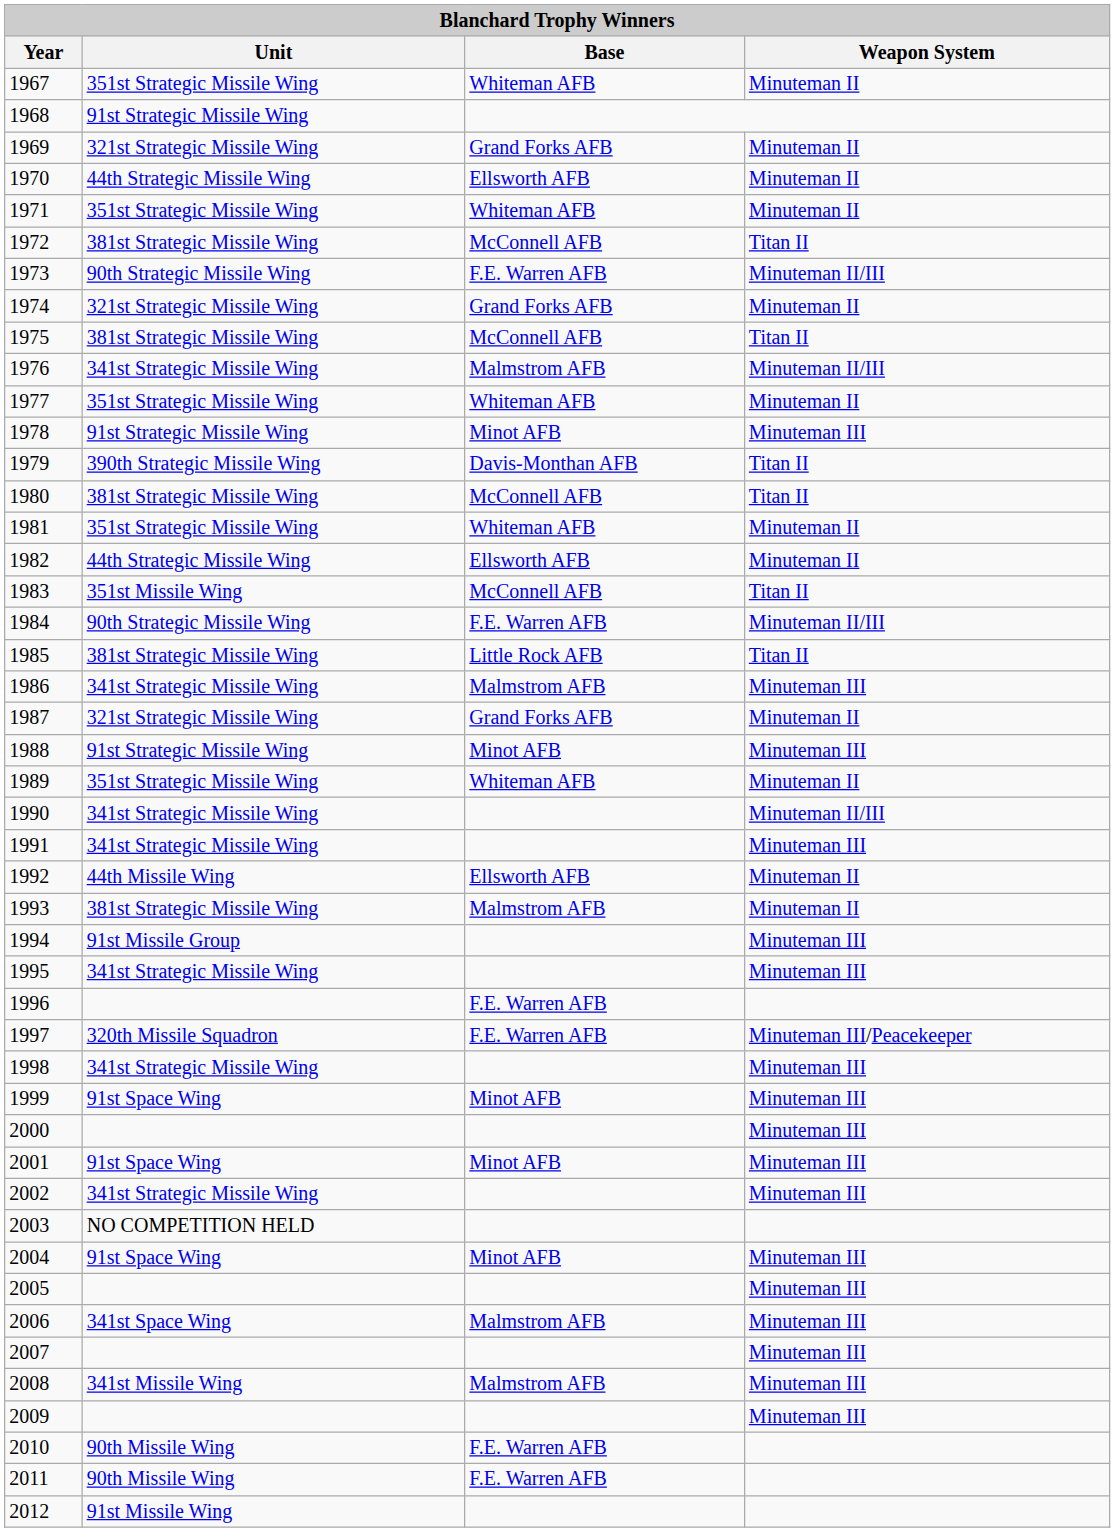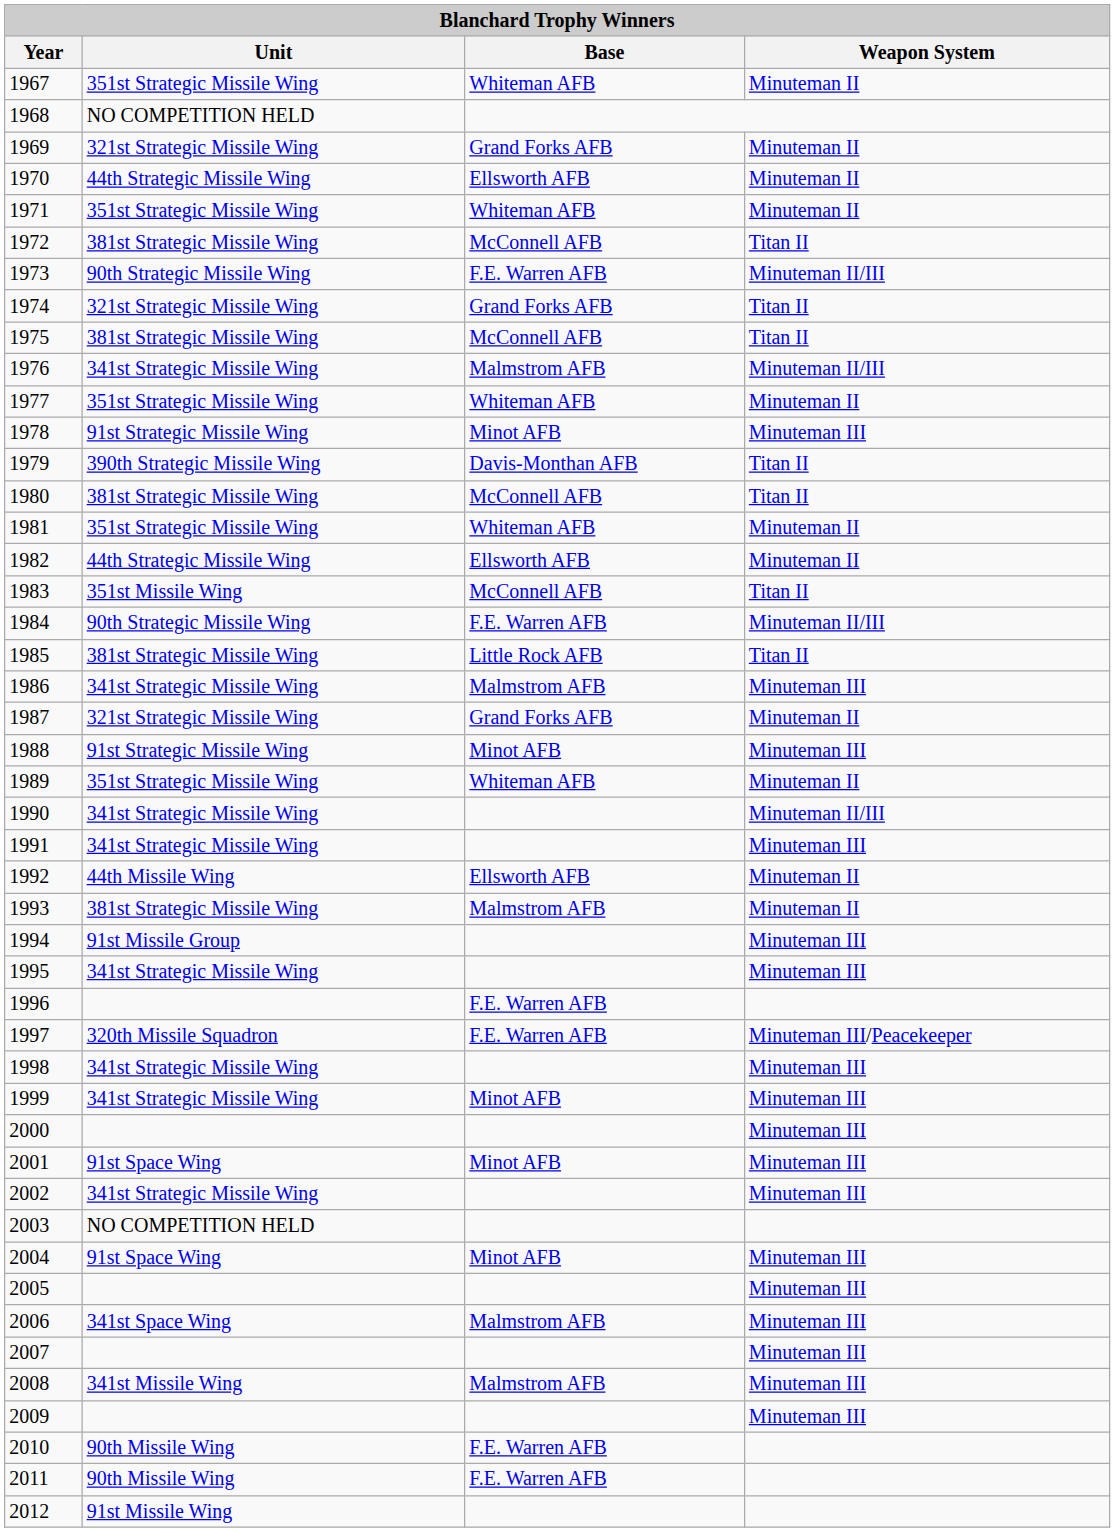(198, 115) 91st Strategic Missile Wing -> (201, 115) NO COMPETITION HELD
(804, 305) Minuteman II -> (779, 305) Titan II
(154, 1098) 91st Space Wing -> (203, 1098) 341st Strategic Missile Wing
